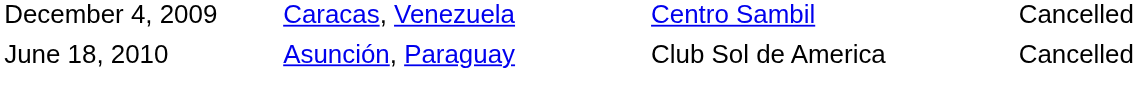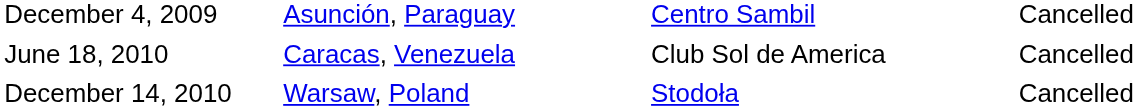(399, 14) Caracas, Venezuela -> (399, 14) Asunción, Paraguay
(399, 54) Asunción, Paraguay -> (399, 54) Caracas, Venezuela
+ row: (118, 93)
